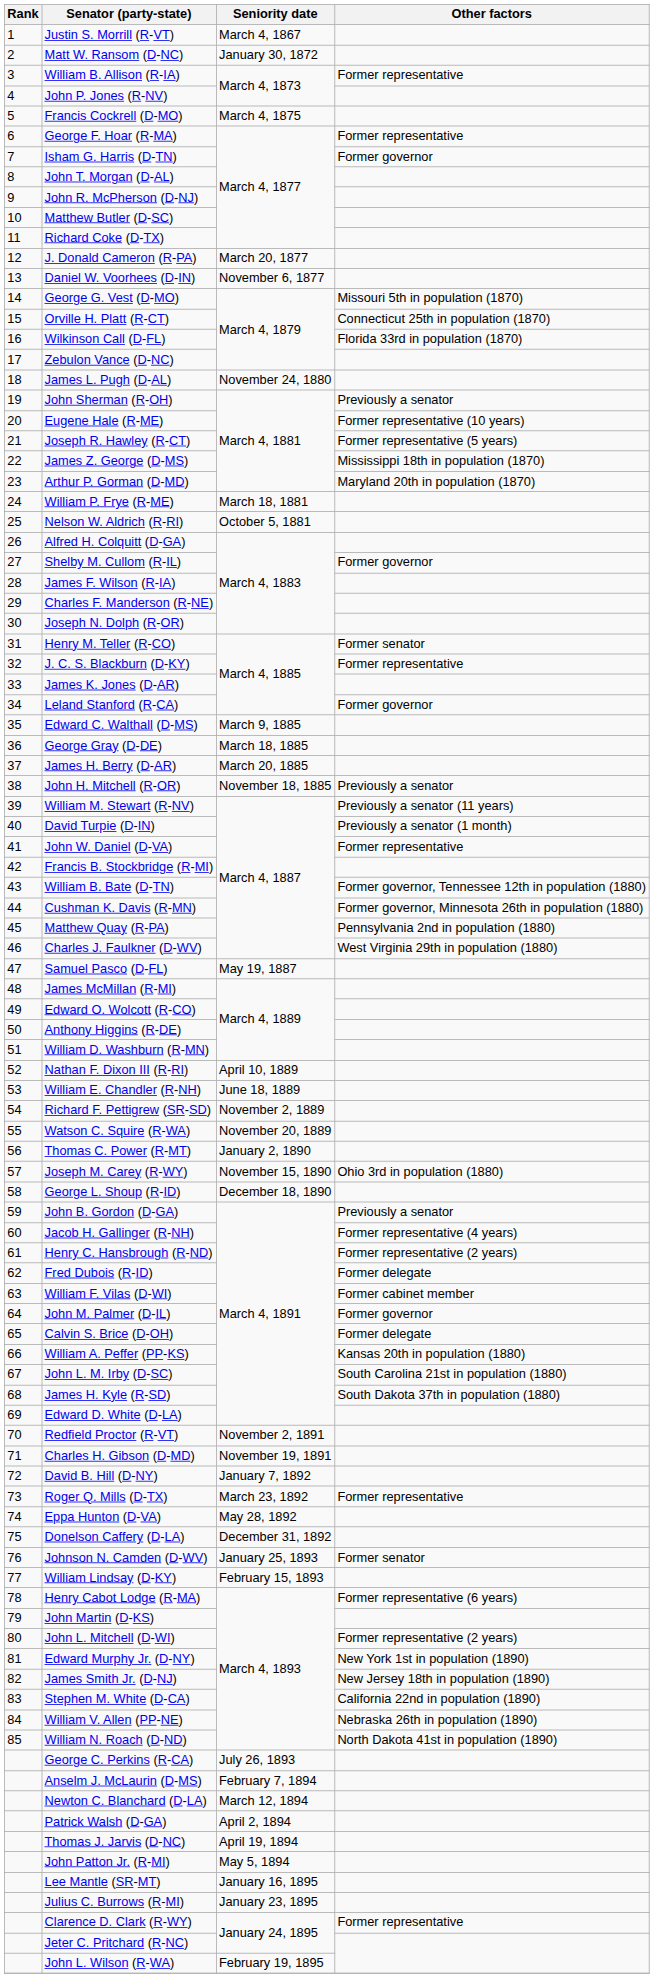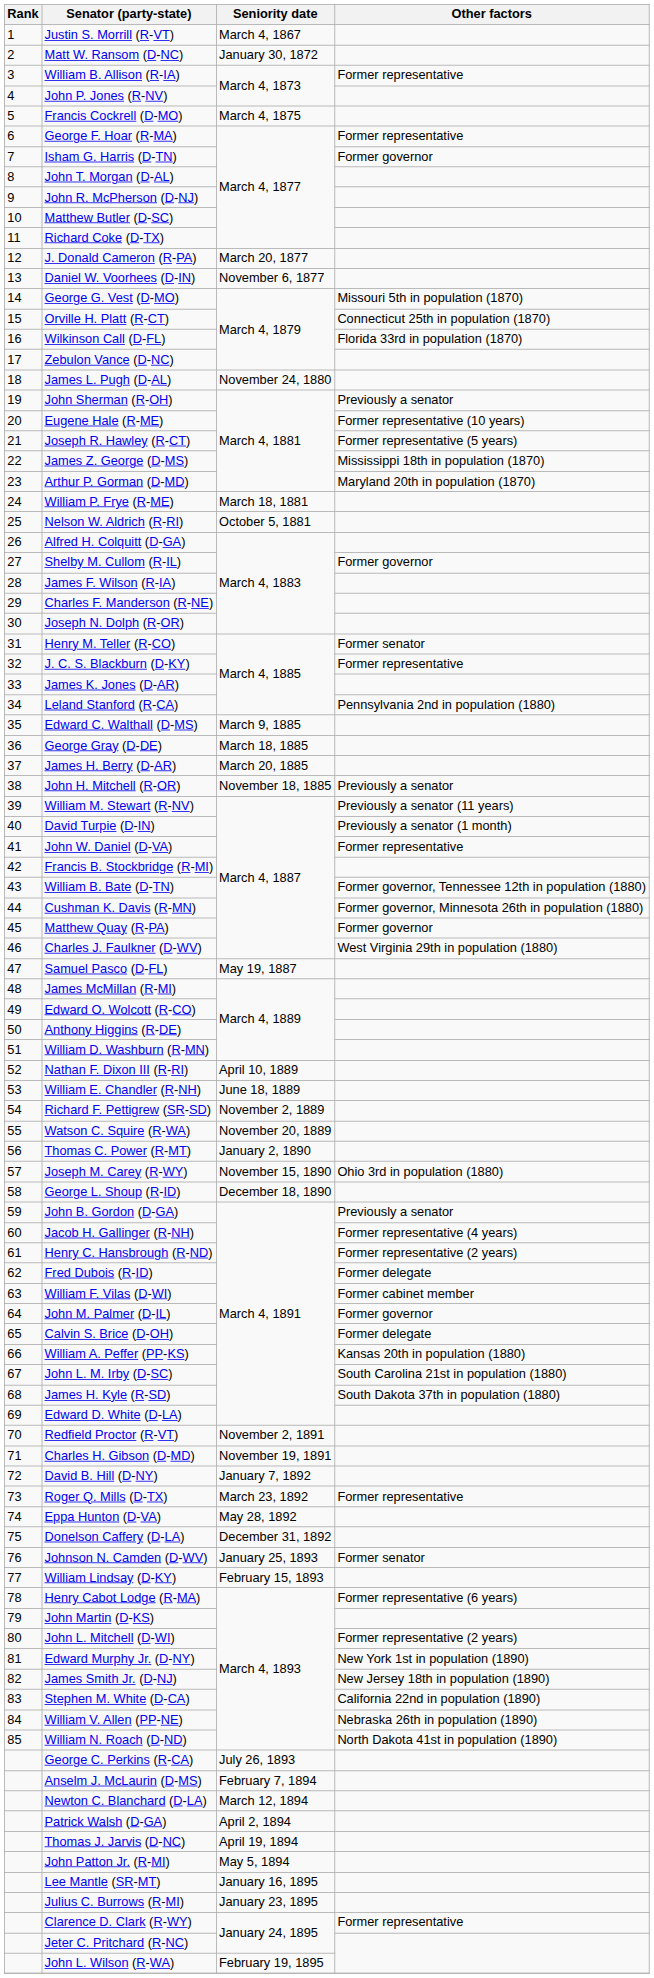(385, 704) Former governor -> (446, 704) Pennsylvania 2nd in population (1880)
(446, 928) Pennsylvania 2nd in population (1880) -> (385, 928) Former governor
